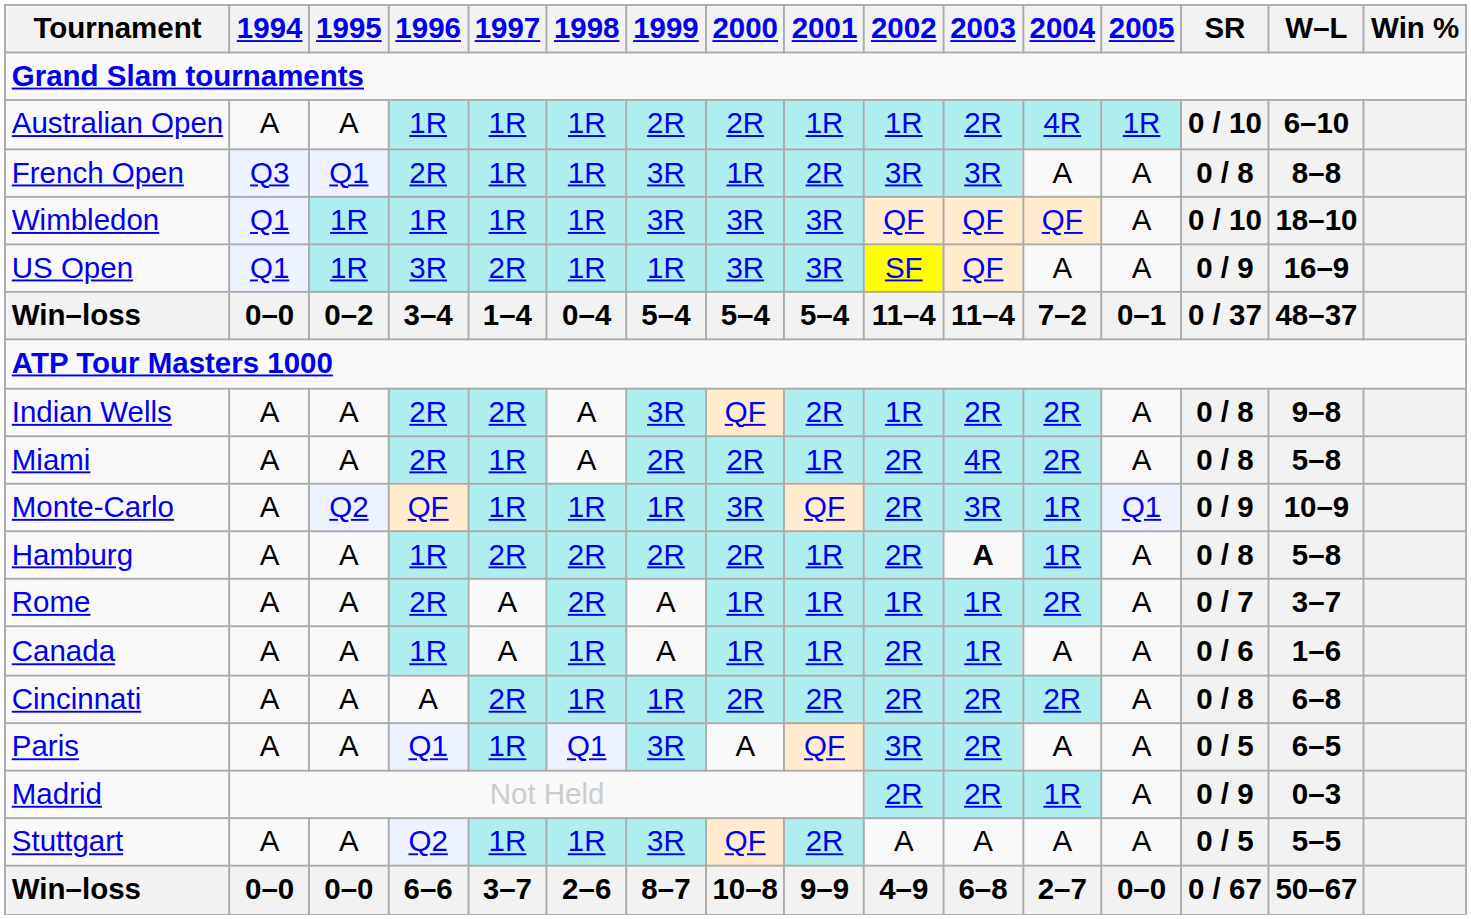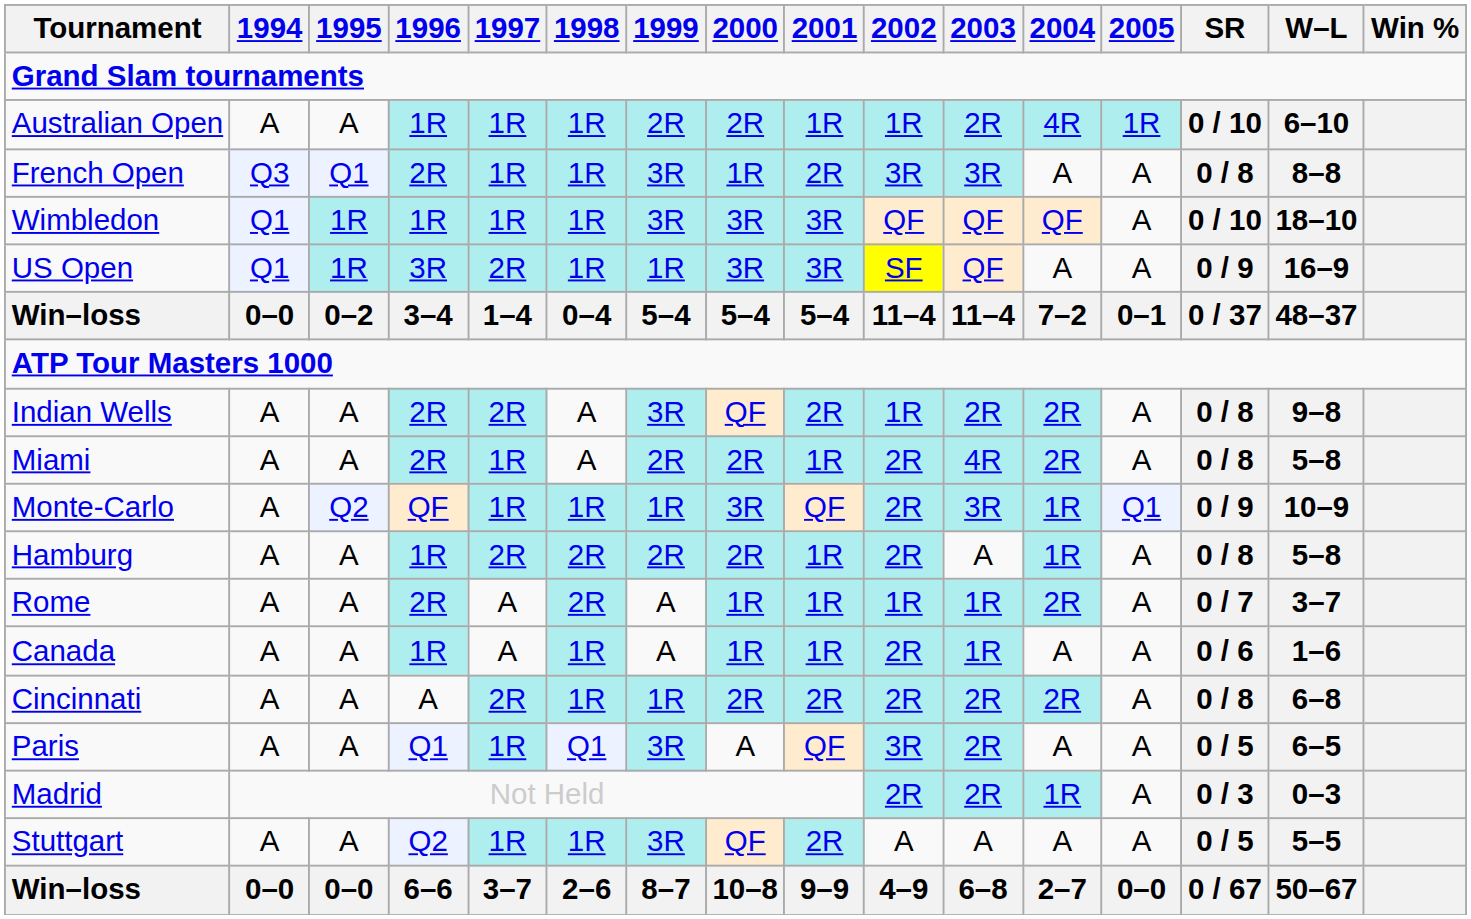(983, 554) bold -> (983, 554) normal
(1225, 793) 0 / 9 -> (1225, 793) 0 / 3
